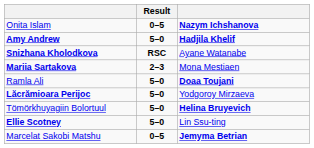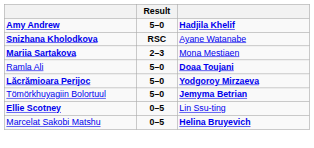- row: (29, 26)
(217, 95) normal -> (219, 81) bold
(215, 109) Helina Bruyevich -> (213, 95) Jemyma Betrian
(157, 123) 5–0 -> (157, 109) 0–5
(213, 137) Jemyma Betrian -> (215, 123) Helina Bruyevich
